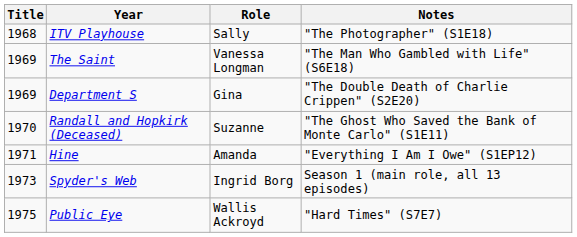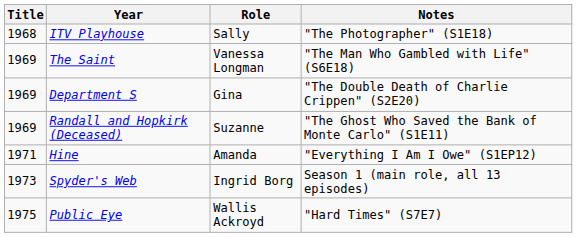(22, 128) 1970 -> (22, 128) 1969
